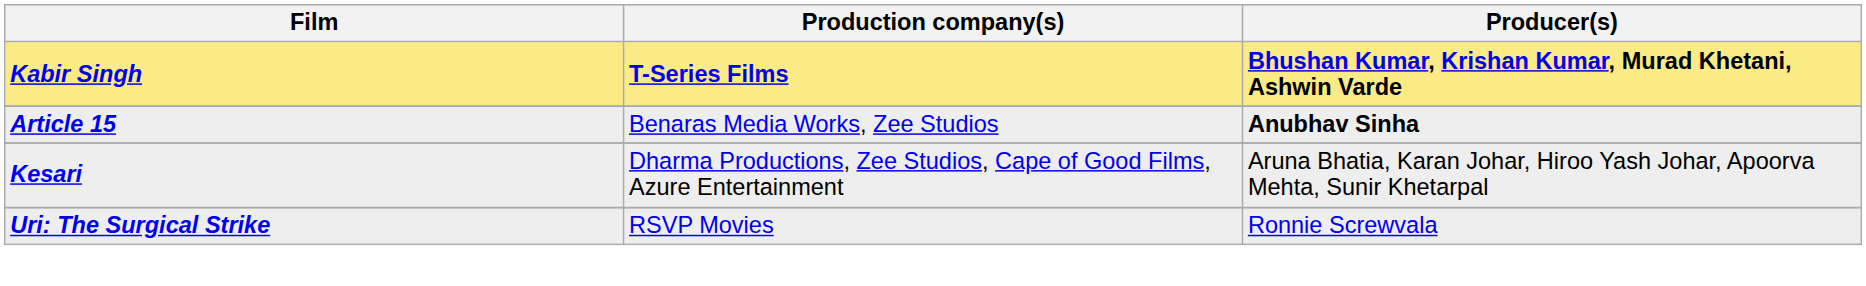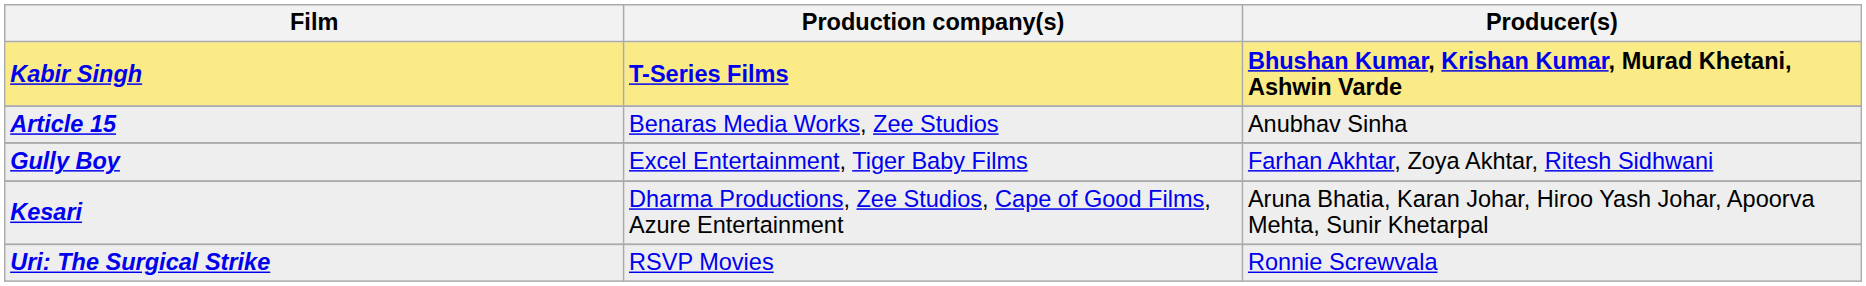(1333, 124) bold -> (1328, 124) normal
+ row: (65, 161)
